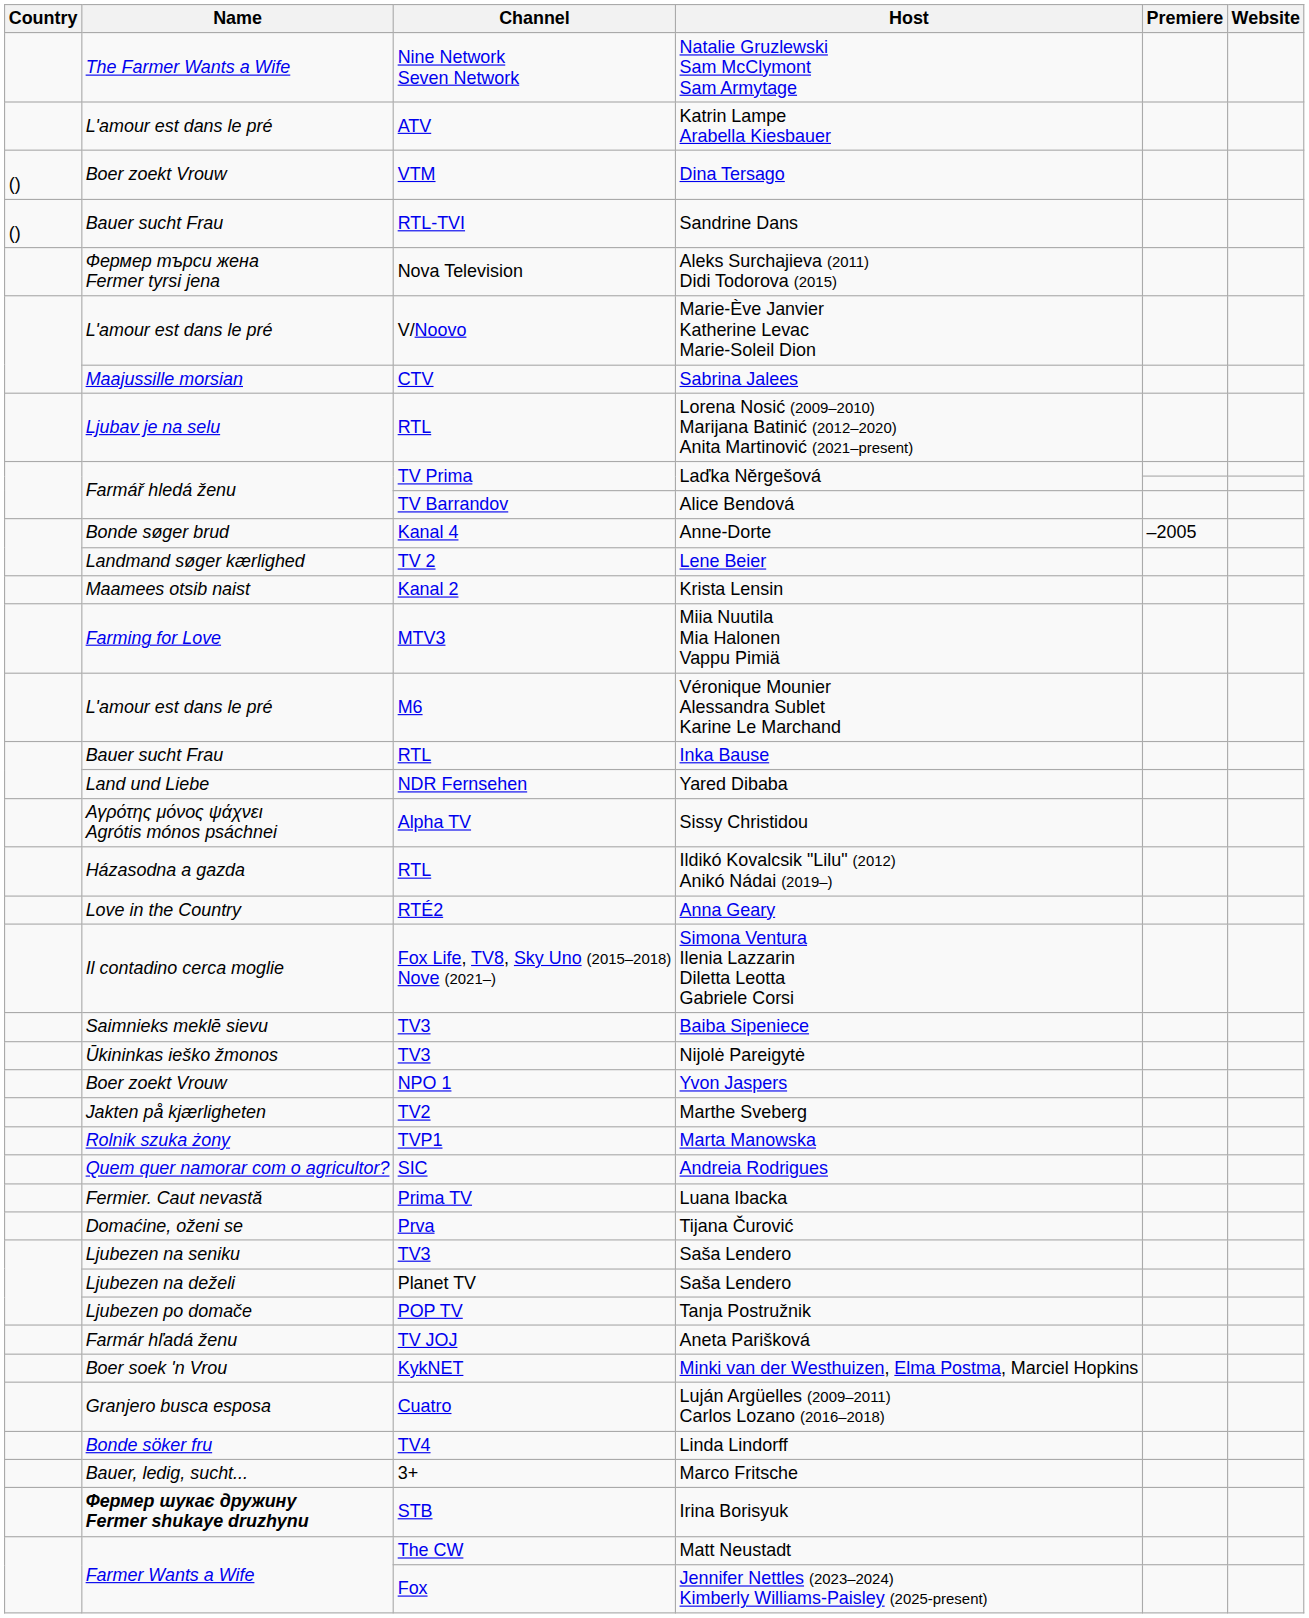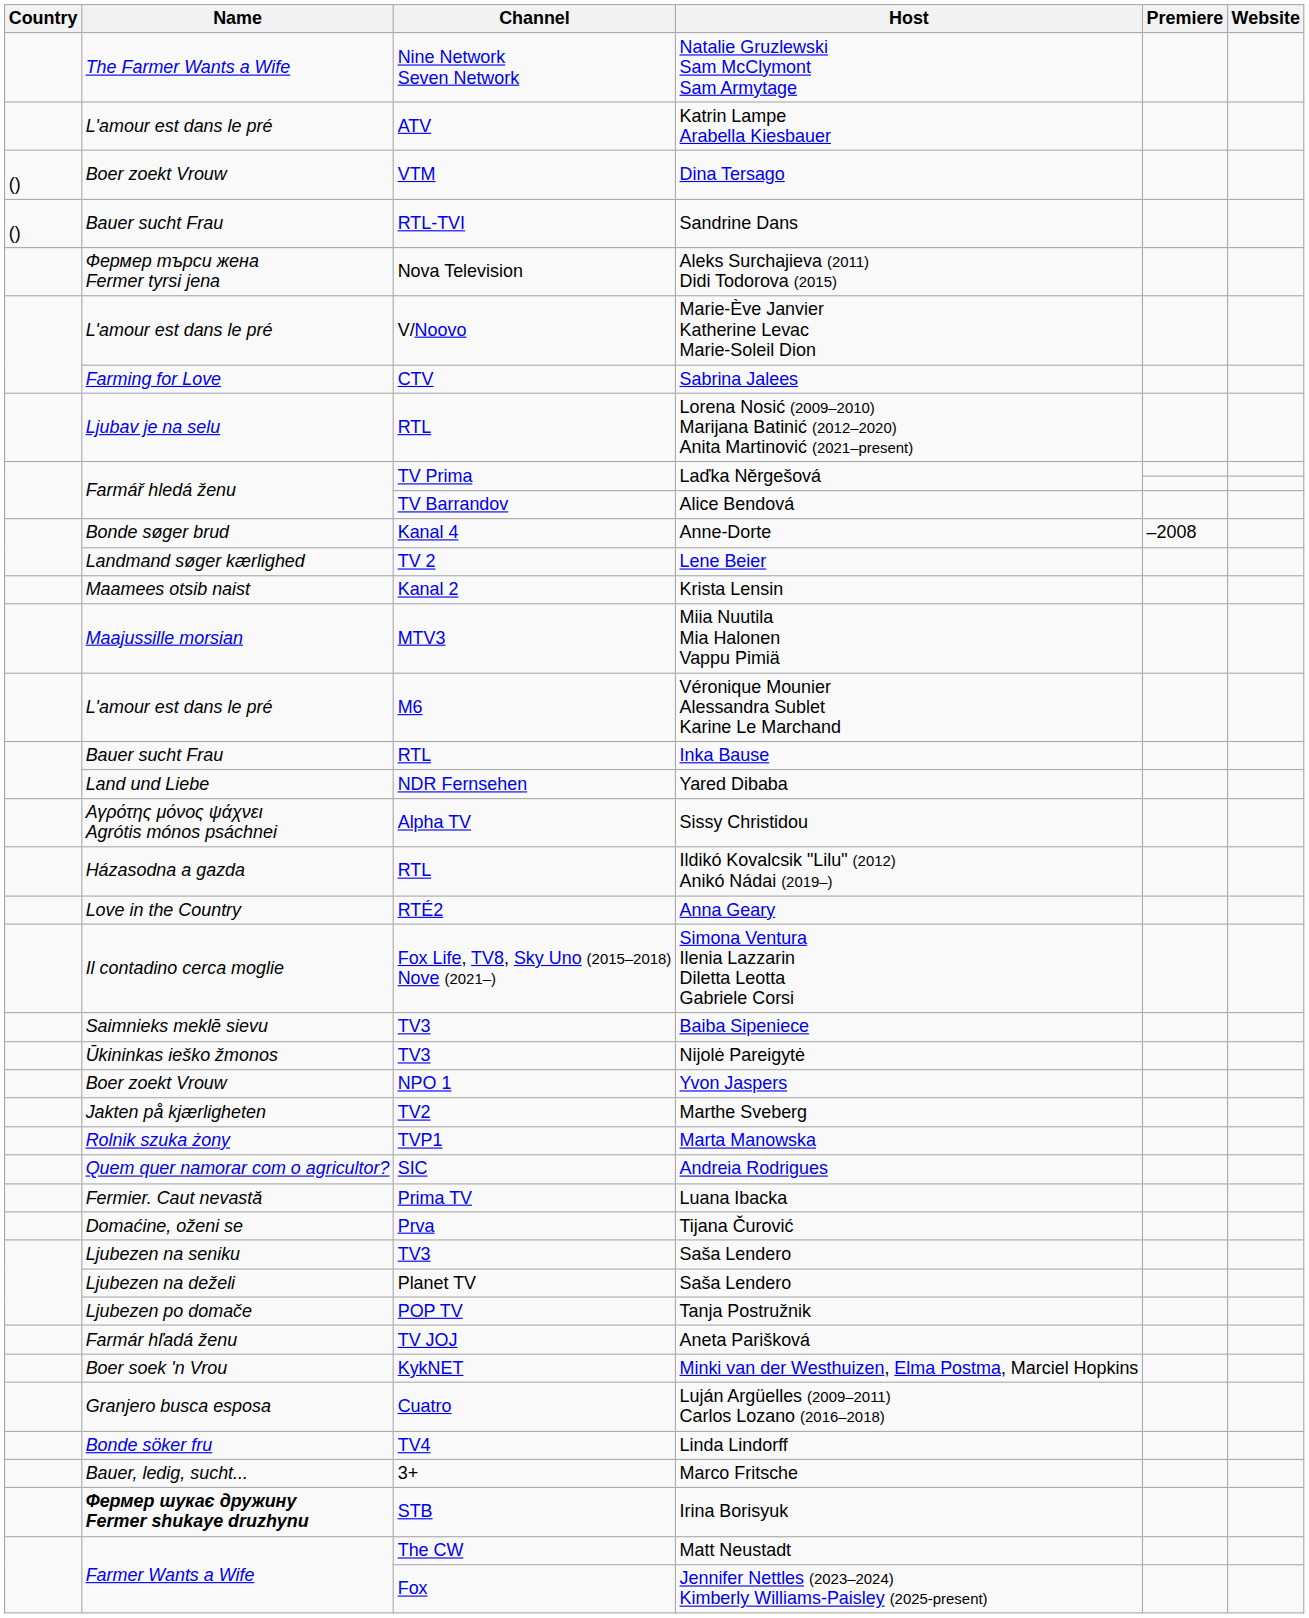(164, 378) Maajussille morsian -> (153, 378) Farming for Love
(1172, 532) –2005 -> (1172, 532) –2008
(153, 638) Farming for Love -> (164, 638) Maajussille morsian
